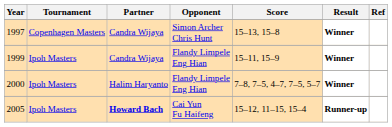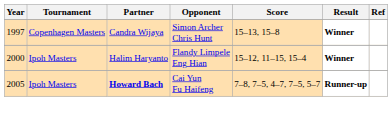- row: (16, 58)
(277, 84) 7–8, 7–5, 4–7, 7–5, 5–7 -> (270, 58) 15–12, 11–15, 15–4
(270, 109) 15–12, 11–15, 15–4 -> (277, 84) 7–8, 7–5, 4–7, 7–5, 5–7
